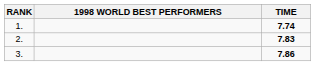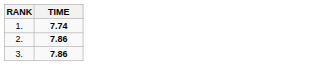- column: (148, 12)
(286, 40) 7.83 -> (59, 40) 7.86
